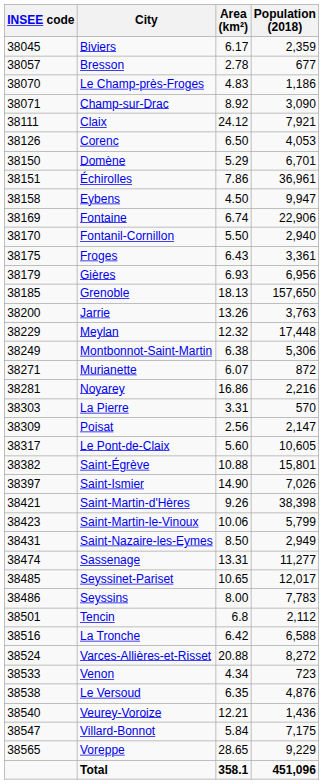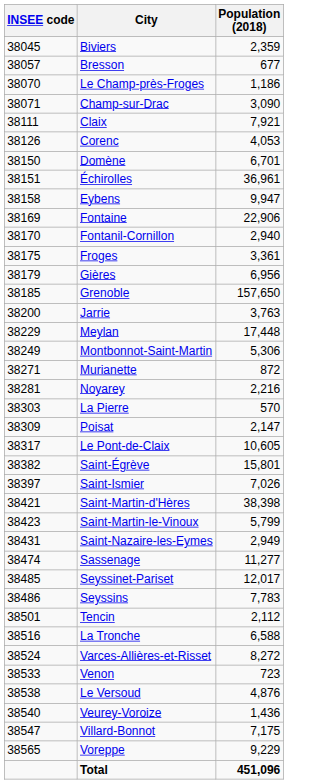- column: (233, 20)
